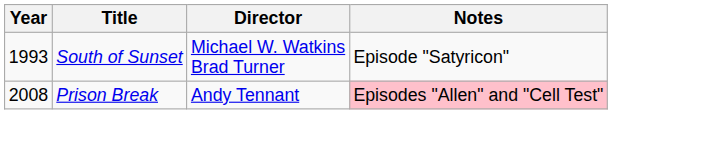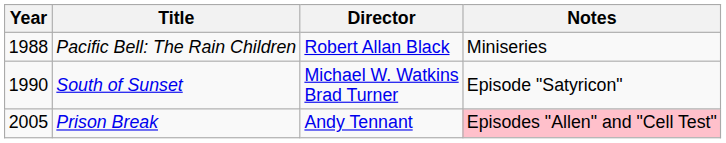+ row: (176, 46)
(28, 56) 1993 -> (28, 84) 1990
(28, 94) 2008 -> (28, 123) 2005
